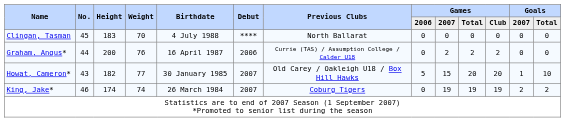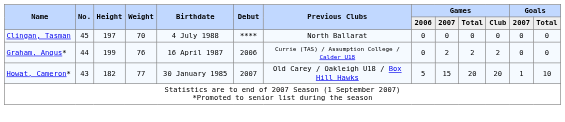(109, 36) 183 -> (109, 36) 197
(109, 53) 200 -> (109, 53) 199
- row: (30, 90)
